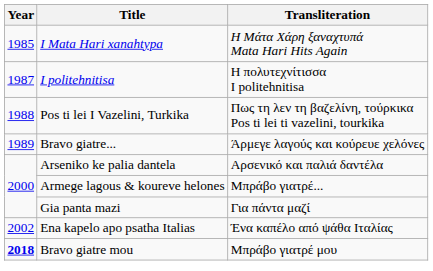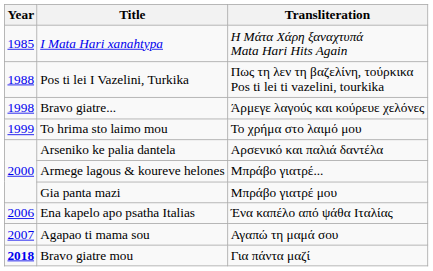- row: (77, 79)
(21, 144) 1989 -> (21, 108) 1998
+ row: (104, 129)
(270, 207) Για πάντα μαζί -> (284, 192) Μπράβο γιατρέ μου
(21, 228) 2002 -> (21, 213) 2006
+ row: (95, 234)
(284, 249) Μπράβο γιατρέ μου -> (270, 255) Για πάντα μαζί
